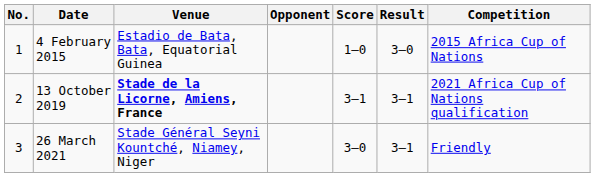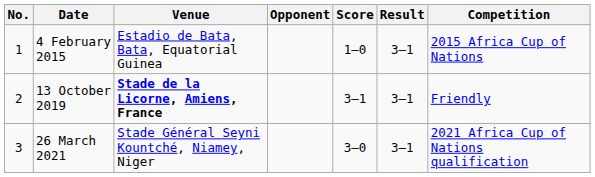(402, 49) 3–0 -> (402, 49) 3–1
(498, 99) 2021 Africa Cup of Nations qualification -> (461, 99) Friendly
(461, 148) Friendly -> (498, 148) 2021 Africa Cup of Nations qualification
